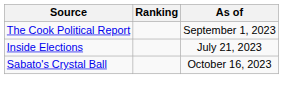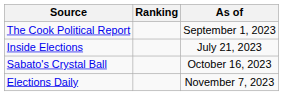+ row: (43, 82)
